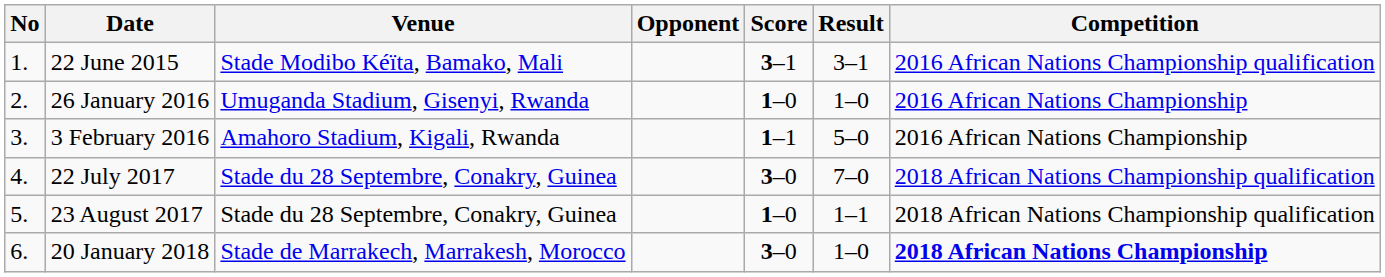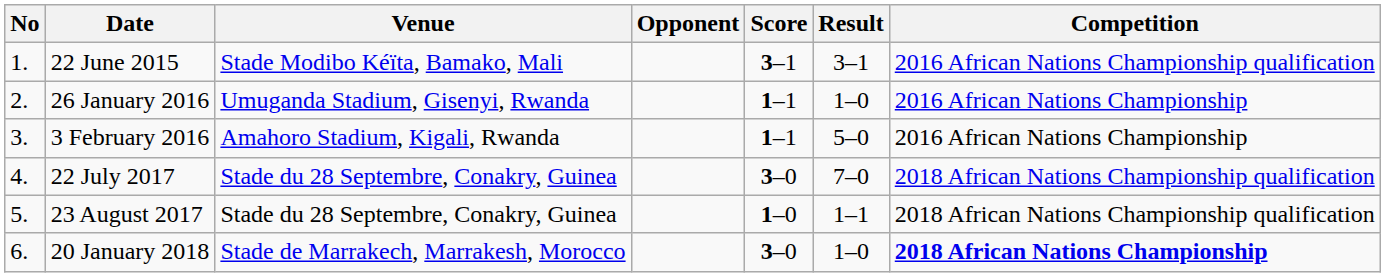(779, 99) 1–0 -> (779, 99) 1–1
